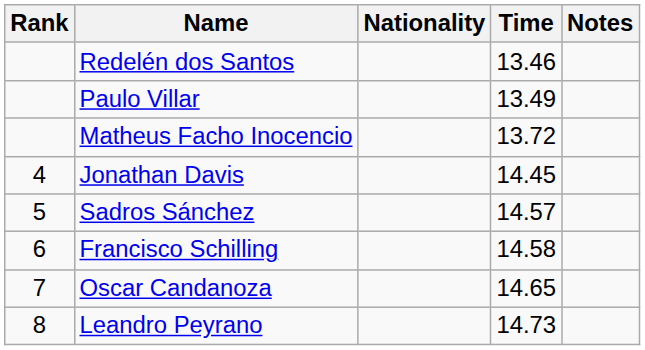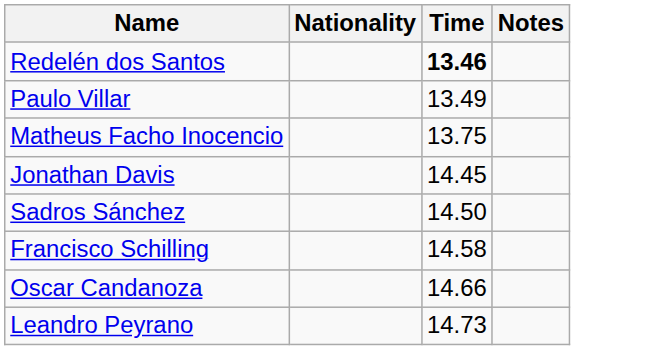- column: (39, 23)
(526, 61) normal -> (457, 61) bold
(526, 136) 13.72 -> (457, 136) 13.75
(526, 212) 14.57 -> (457, 212) 14.50
(526, 288) 14.65 -> (457, 288) 14.66
